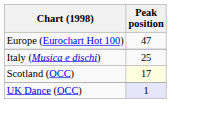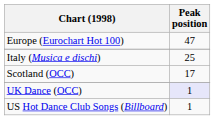(146, 73) lightyellow background -> (190, 73) no background
+ row: (87, 106)
